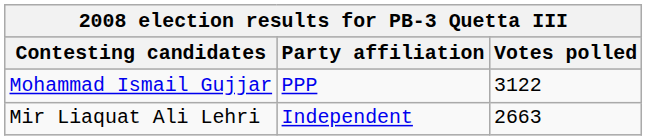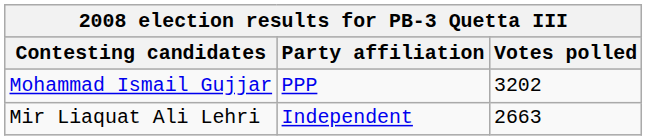(518, 86) 3122 -> (518, 86) 3202
